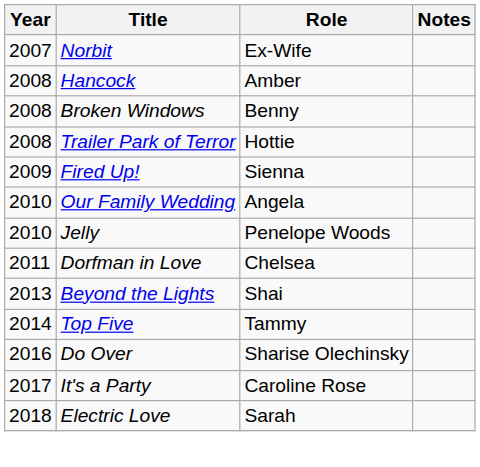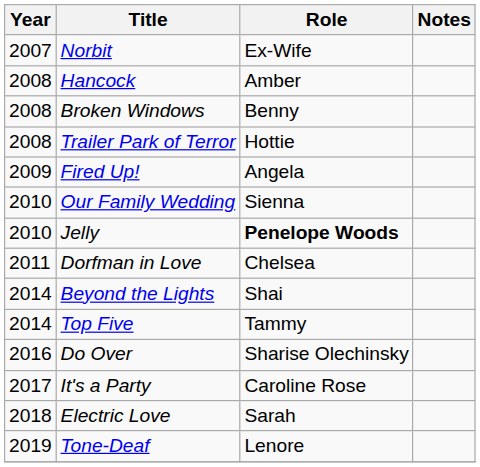(274, 171) Sienna -> (274, 171) Angela
(274, 202) Angela -> (274, 202) Sienna
(317, 232) normal -> (322, 232) bold
(30, 293) 2013 -> (30, 293) 2014
+ row: (105, 446)
